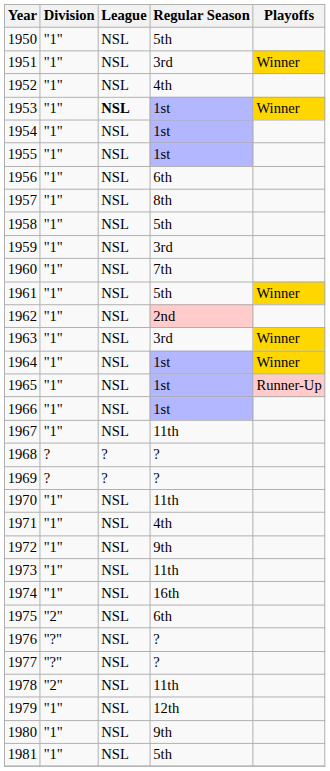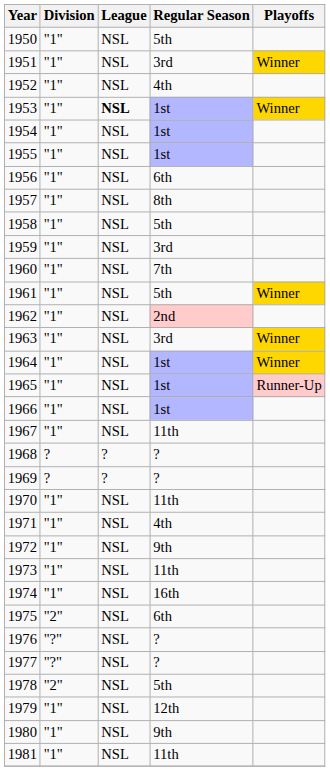(166, 685) 11th -> (163, 685) 5th
(163, 754) 5th -> (166, 754) 11th
